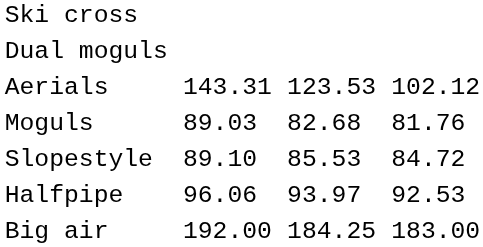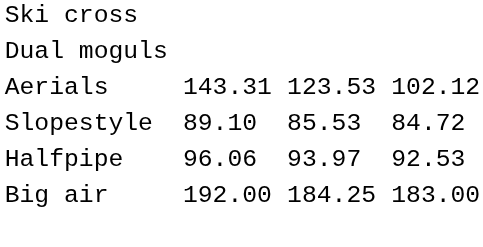- row: (49, 123)
